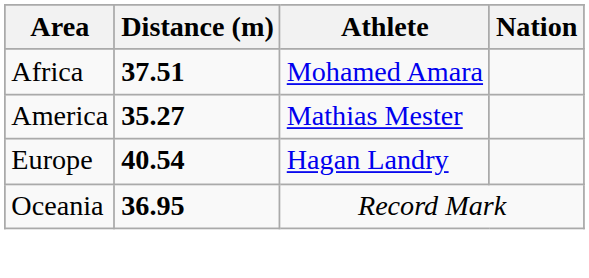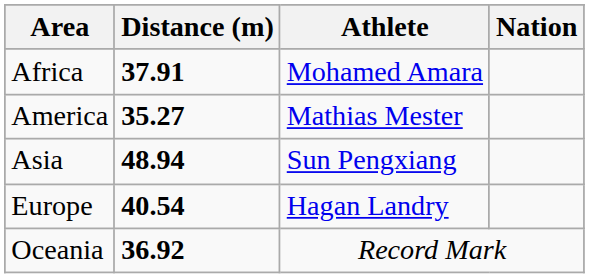(153, 71) 37.51 -> (153, 71) 37.91
+ row: (37, 160)
(153, 205) 36.95 -> (153, 250) 36.92
